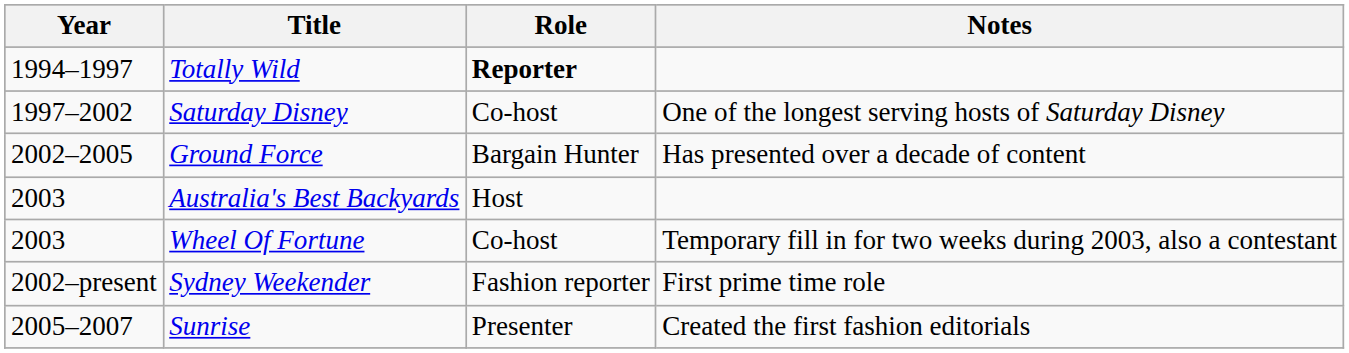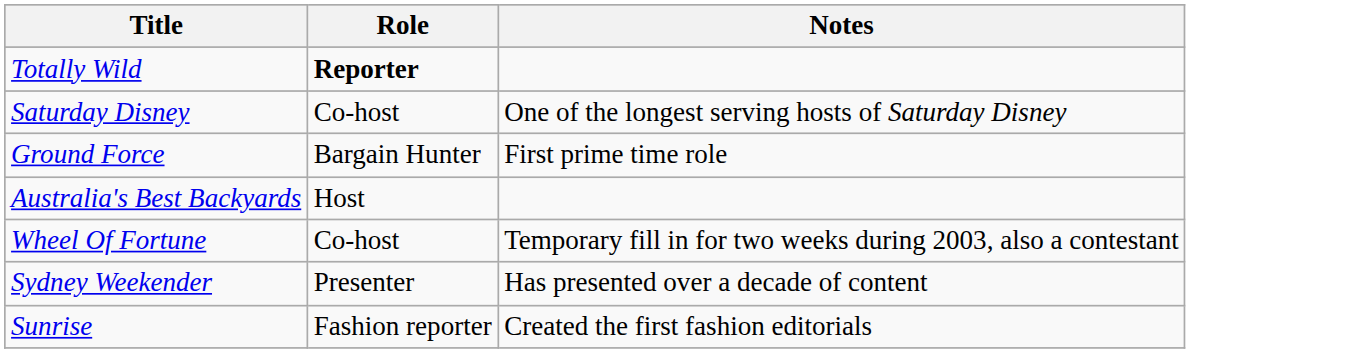- column: (84, 25)
(874, 154) Has presented over a decade of content -> (616, 154) First prime time role
(561, 283) Fashion reporter -> (364, 283) Presenter
(774, 283) First prime time role -> (716, 283) Has presented over a decade of content
(522, 326) Presenter -> (403, 326) Fashion reporter
